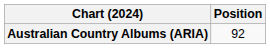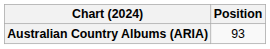(238, 33) 92 -> (238, 33) 93
